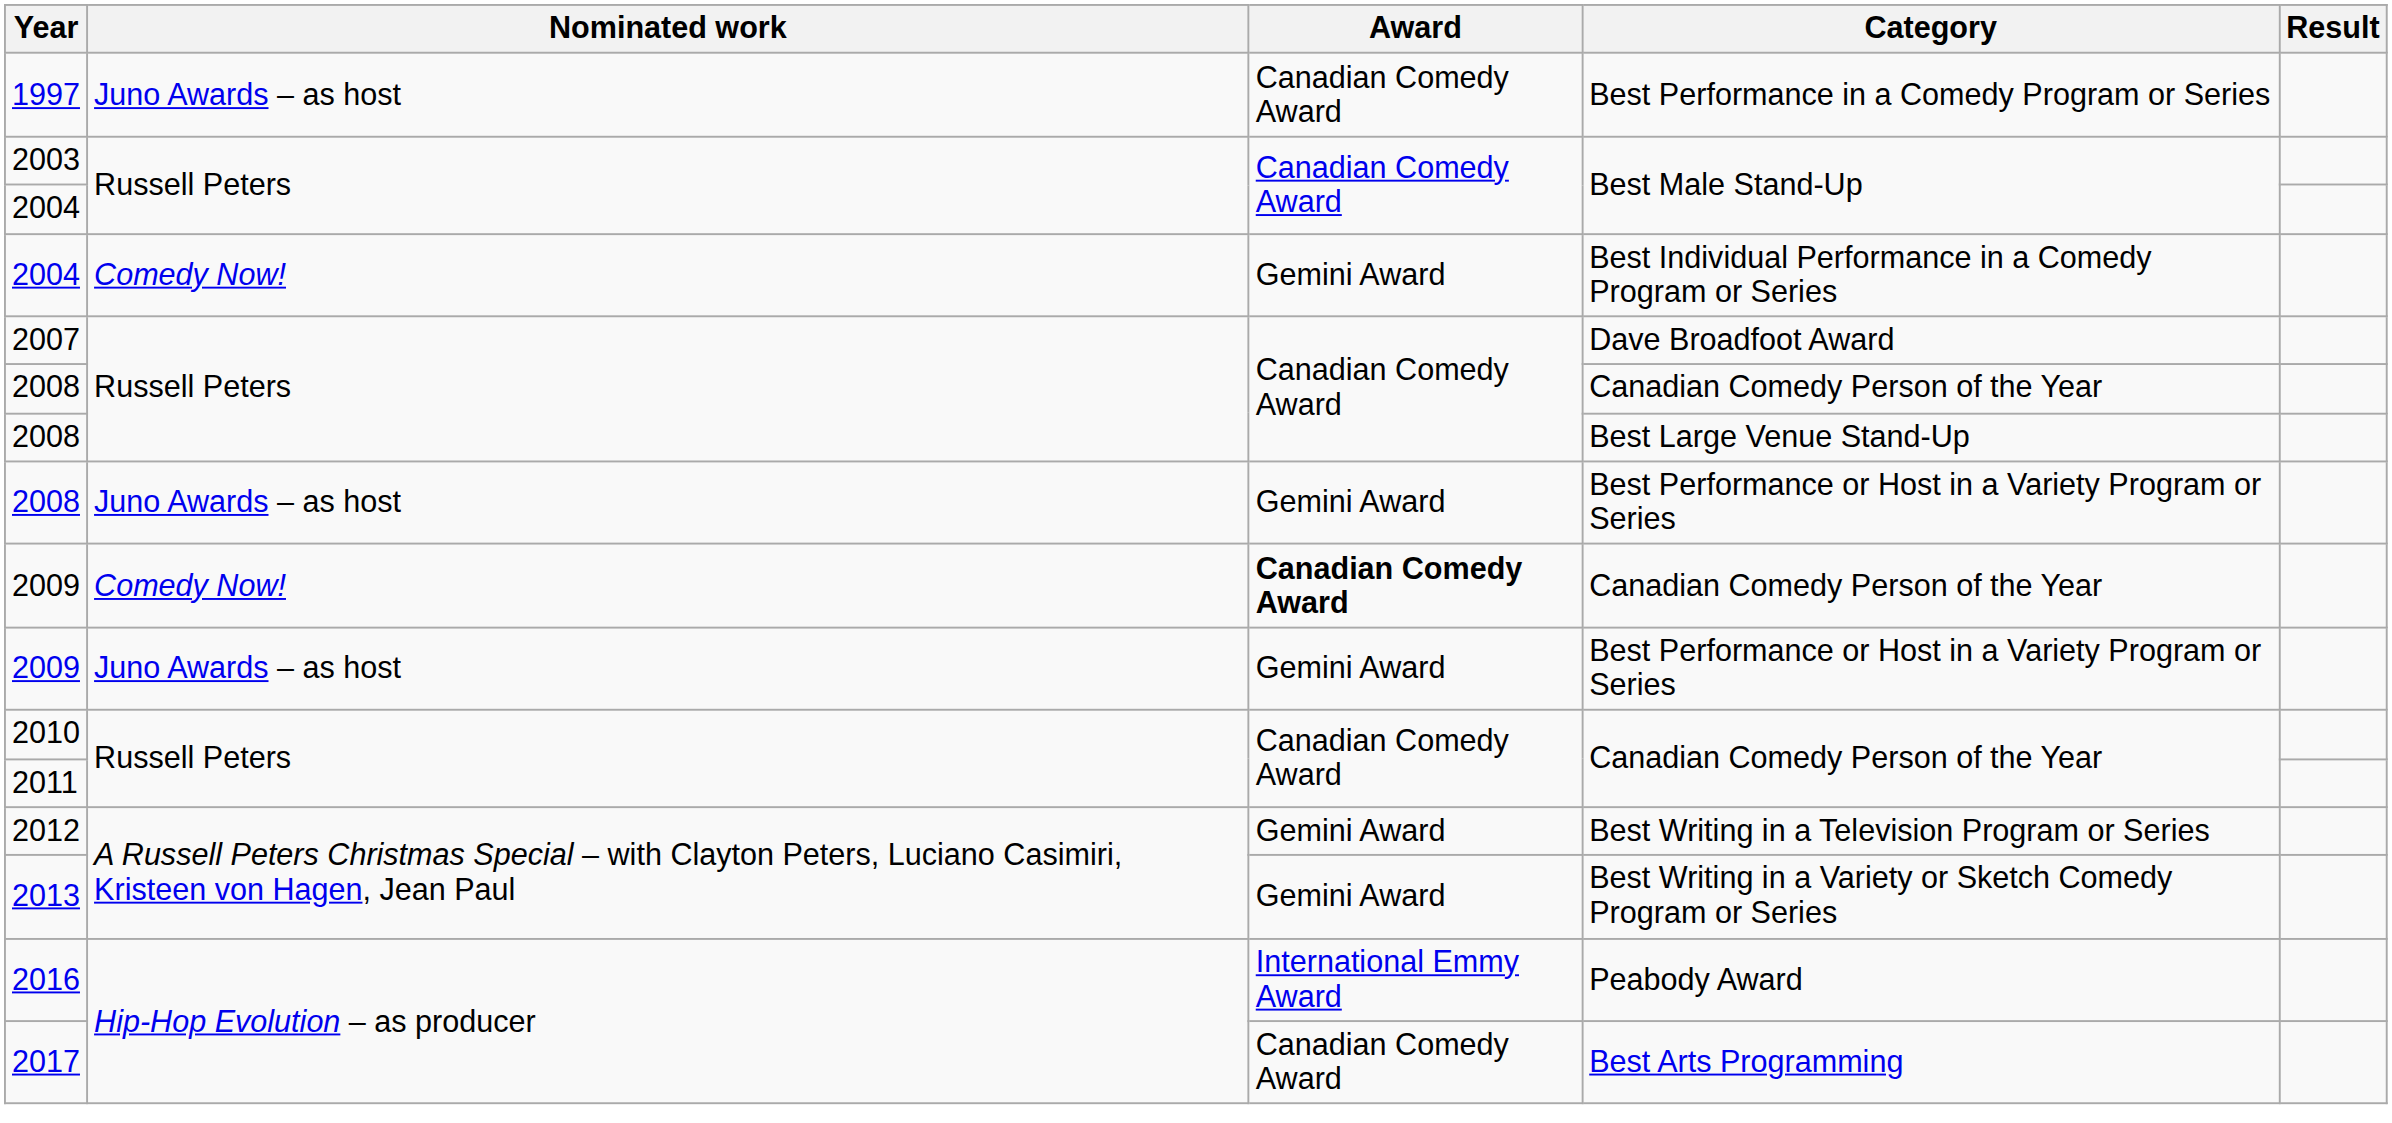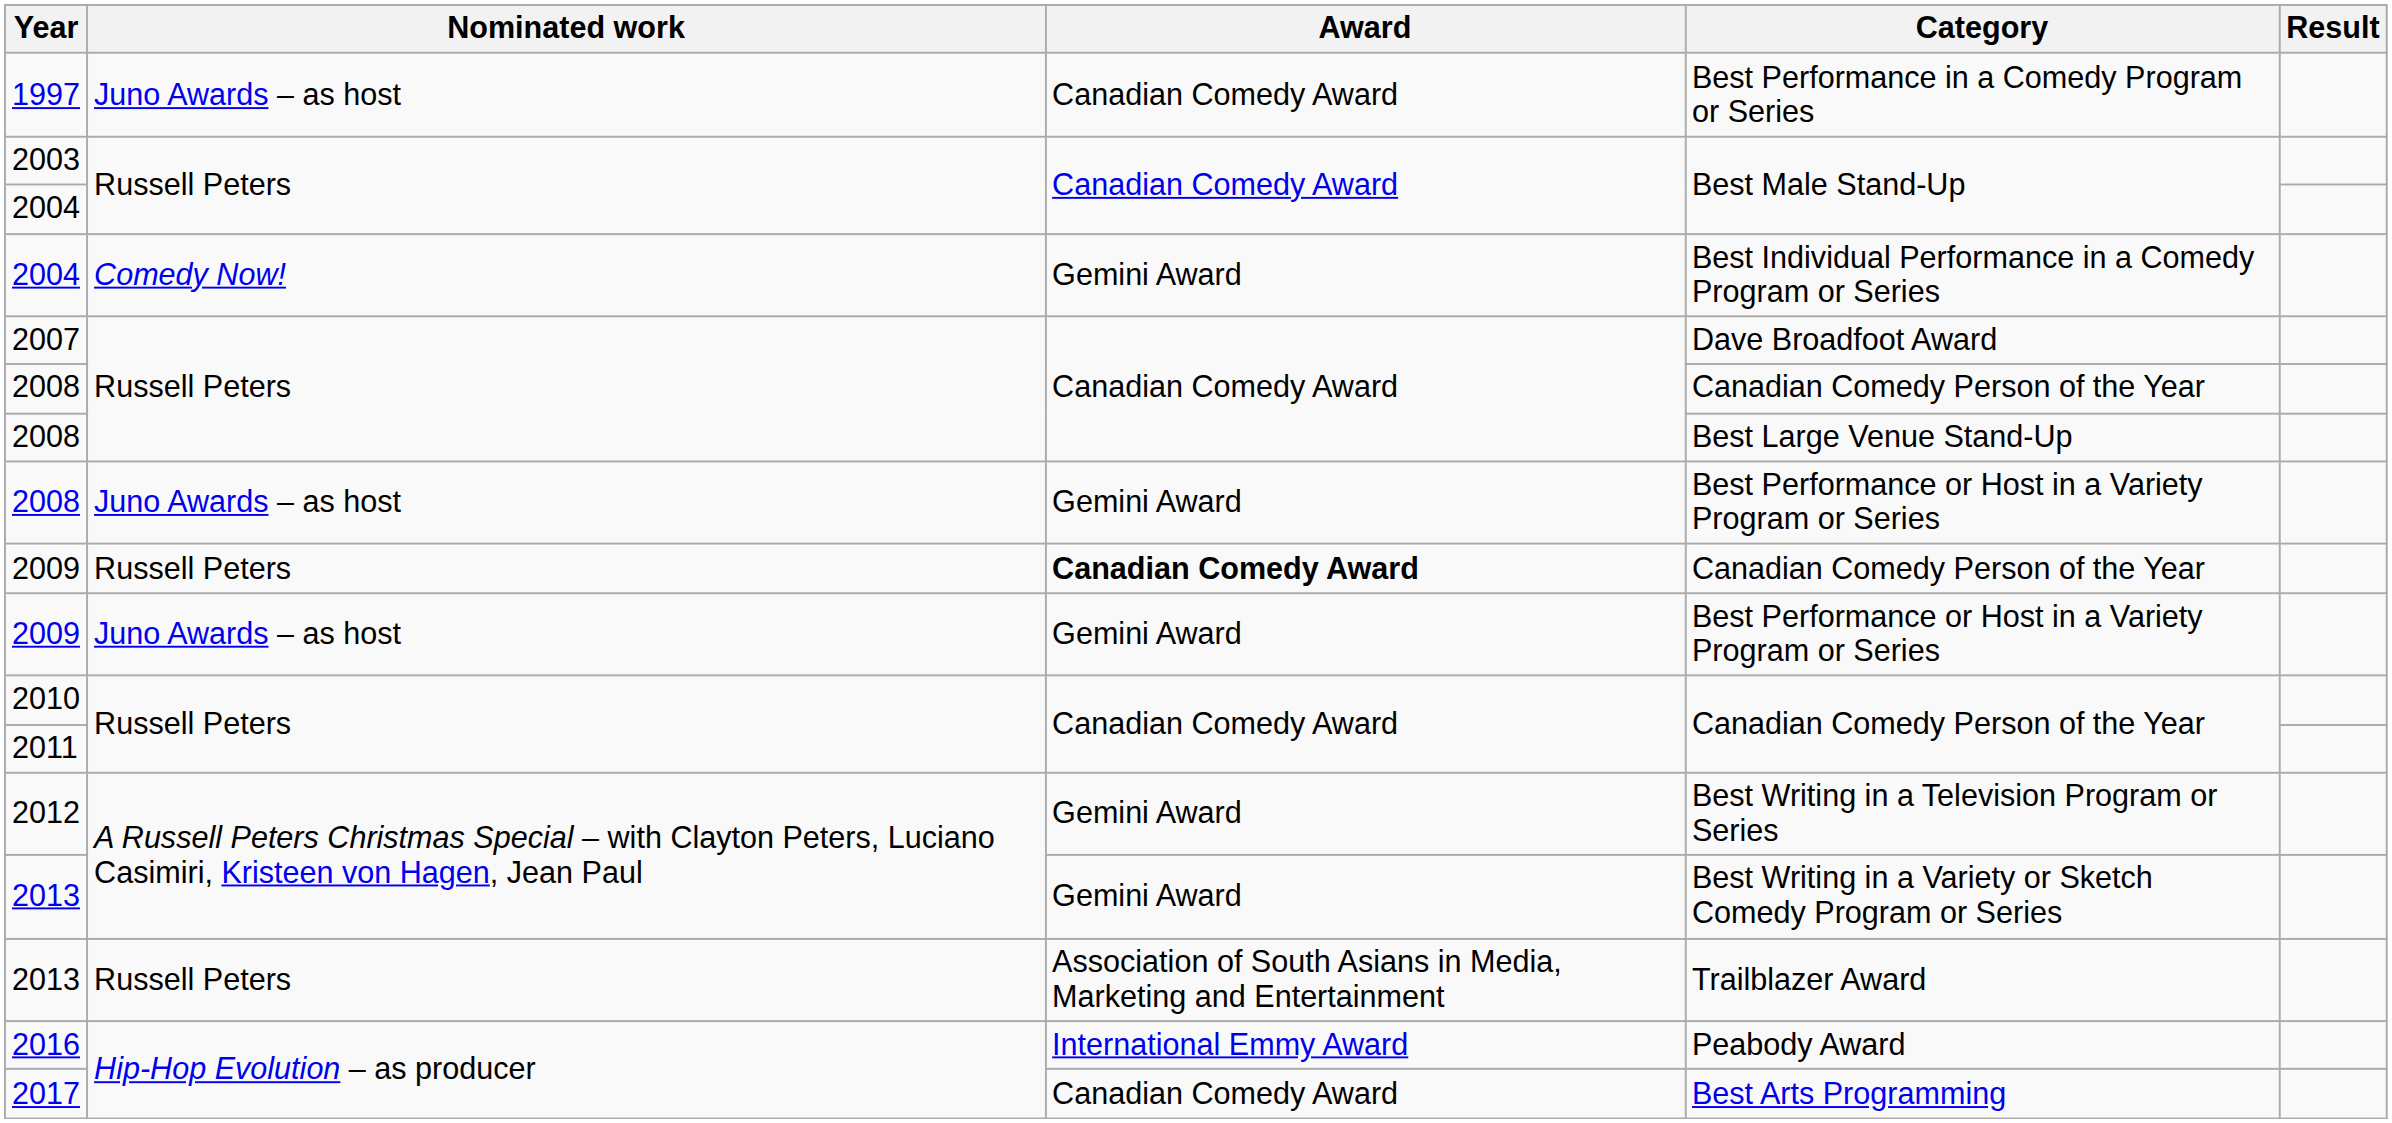(190, 585) Comedy Now! -> (193, 568) Russell Peters
+ row: (46, 979)
